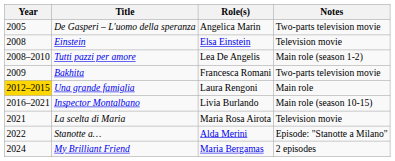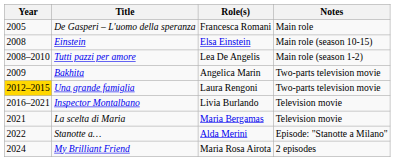(230, 27) Angelica Marin -> (236, 27) Francesca Romani
(328, 27) Two-parts television movie -> (294, 27) Main role
(309, 42) Television movie -> (324, 42) Main role (season 10-15)
(236, 73) Francesca Romani -> (230, 73) Angelica Marin
(294, 88) Main role -> (328, 88) Two-parts television movie
(324, 103) Main role (season 10-15) -> (309, 103) Television movie
(236, 118) Maria Rosa Airota -> (232, 118) Maria Bergamas
(232, 149) Maria Bergamas -> (236, 149) Maria Rosa Airota
